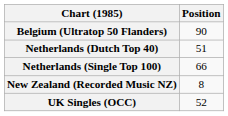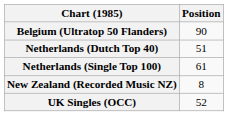(201, 66) 66 -> (201, 66) 61
